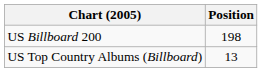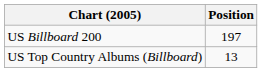(231, 36) 198 -> (231, 36) 197
